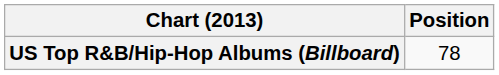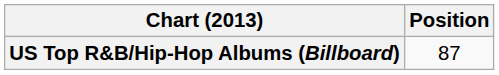(449, 52) 78 -> (449, 52) 87
